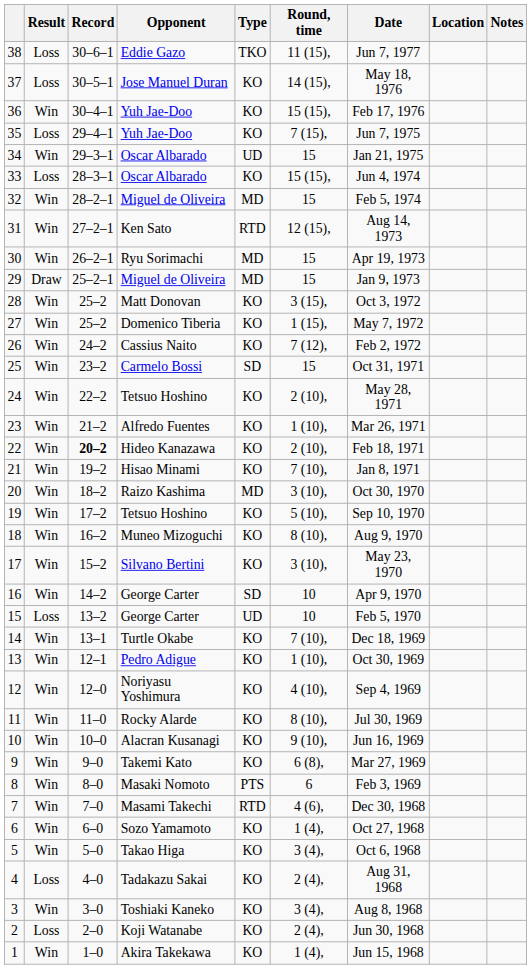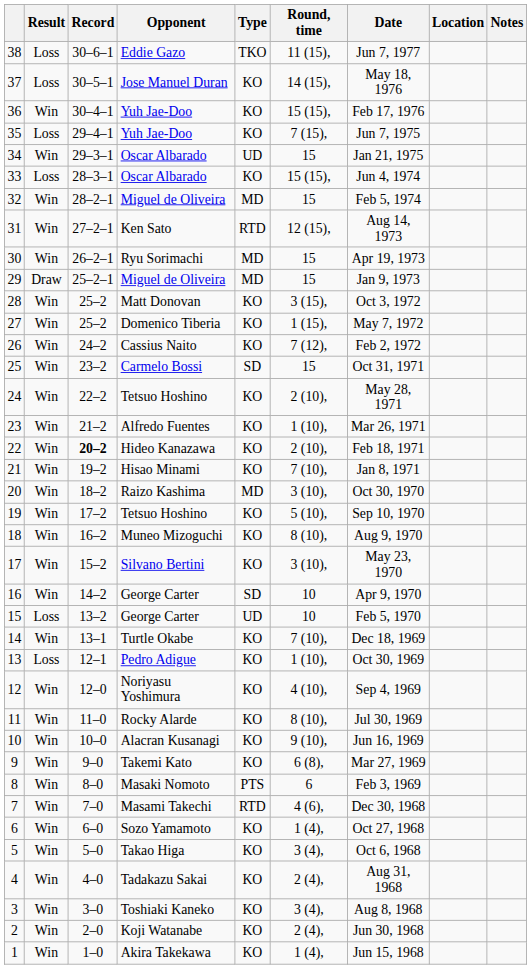(46, 660) Win -> (46, 660) Loss
(46, 879) Loss -> (46, 879) Win
(46, 931) Loss -> (46, 931) Win
